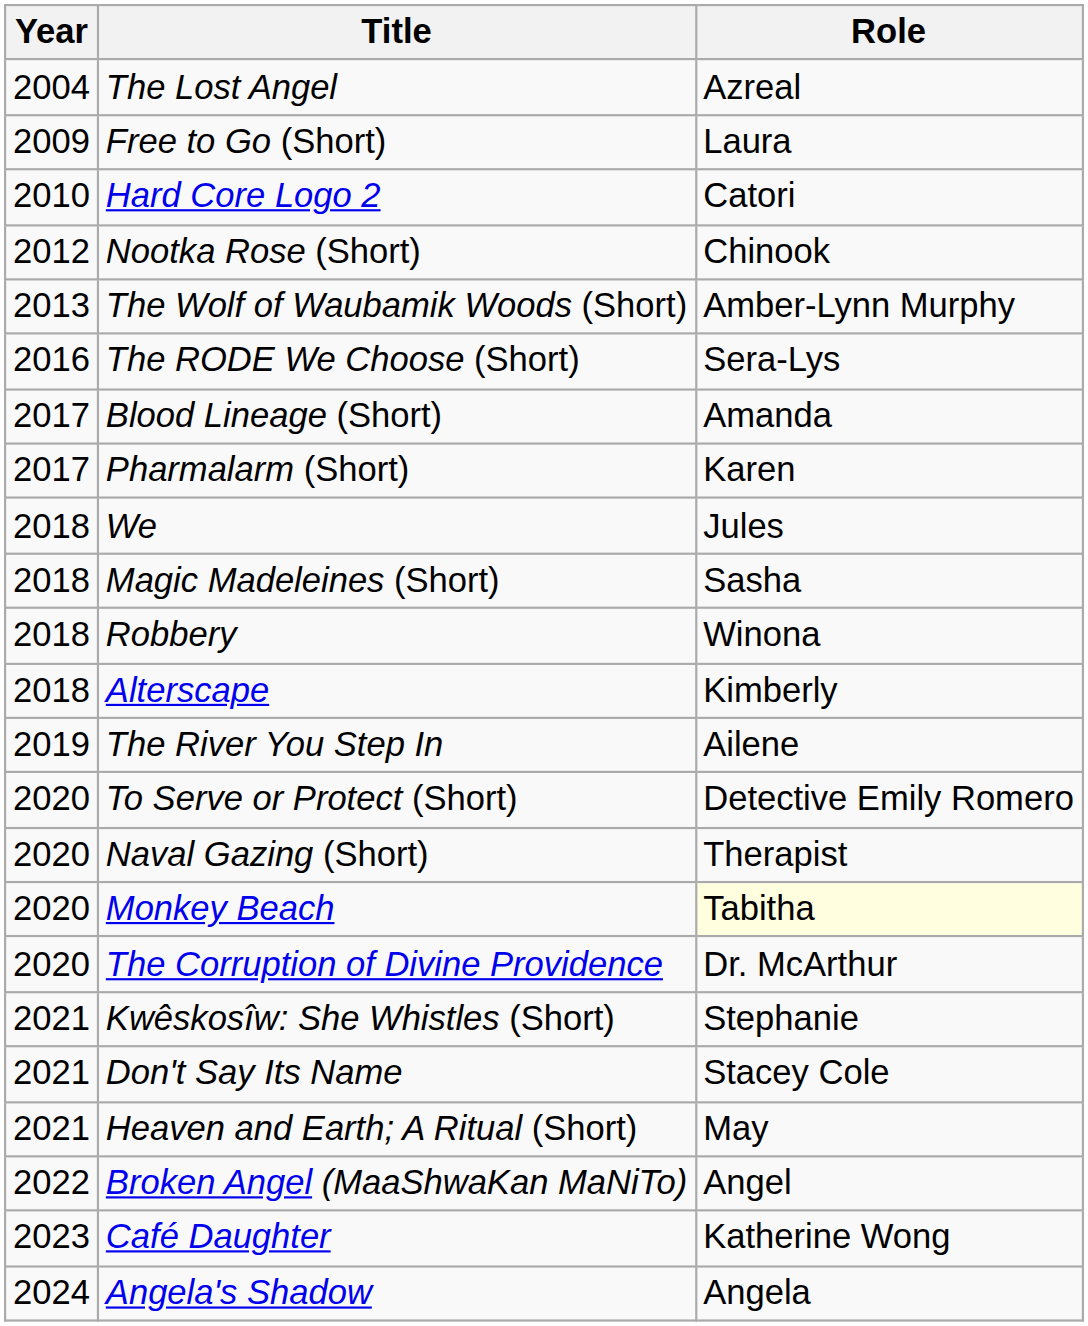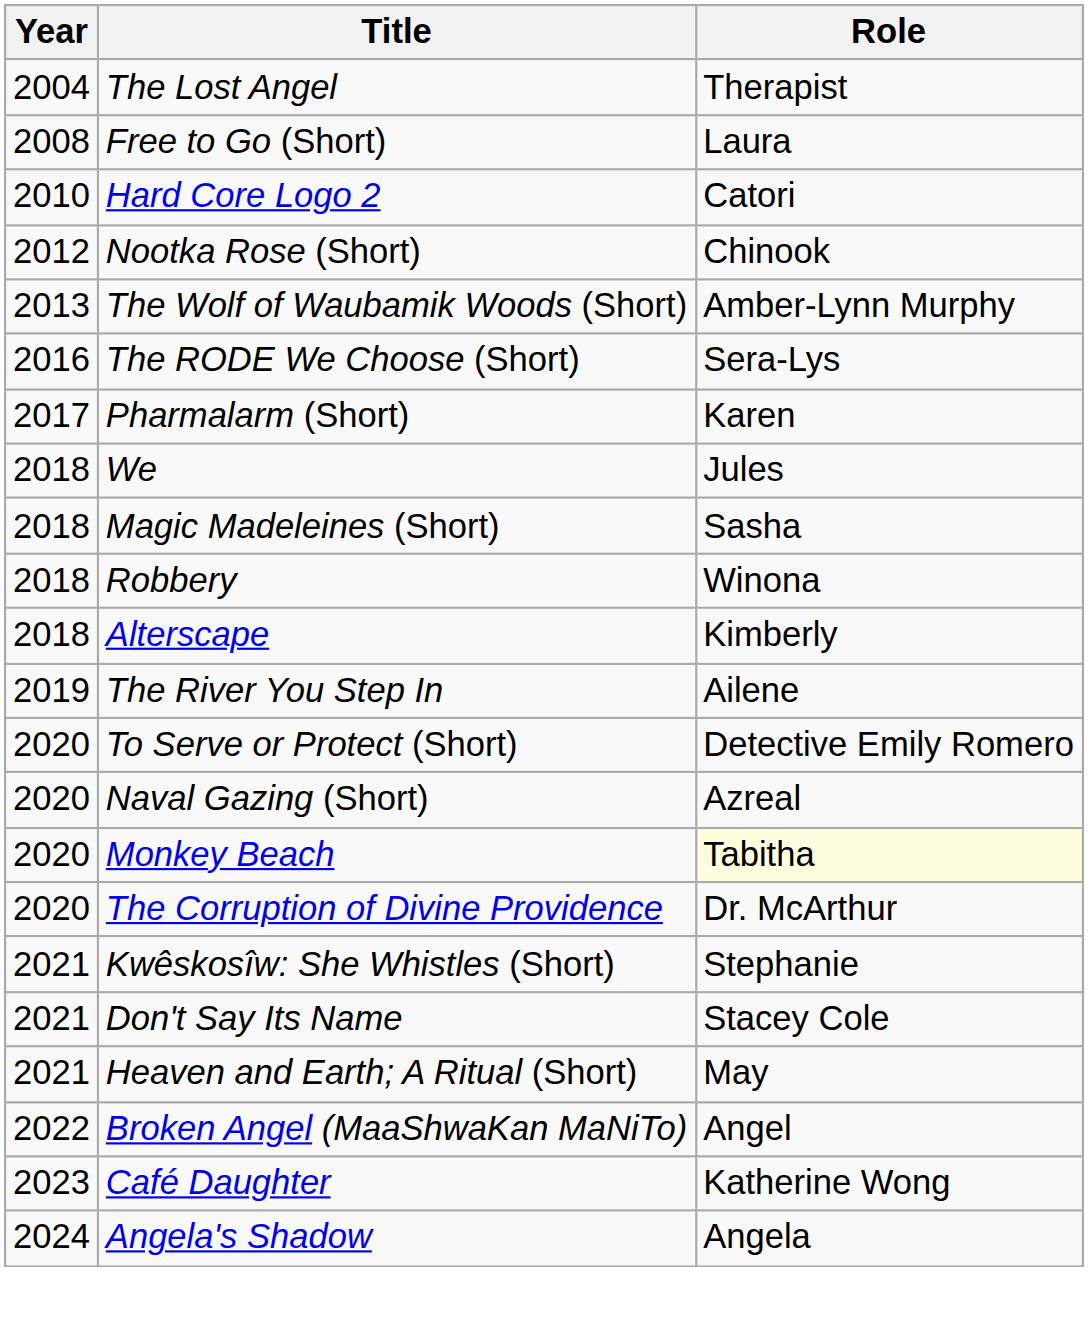(752, 86) Azreal -> (775, 86) Therapist
(51, 141) 2009 -> (51, 141) 2008
- row: (274, 415)
(775, 854) Therapist -> (752, 799) Azreal
